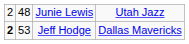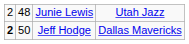(24, 30) 53 -> (24, 30) 50
